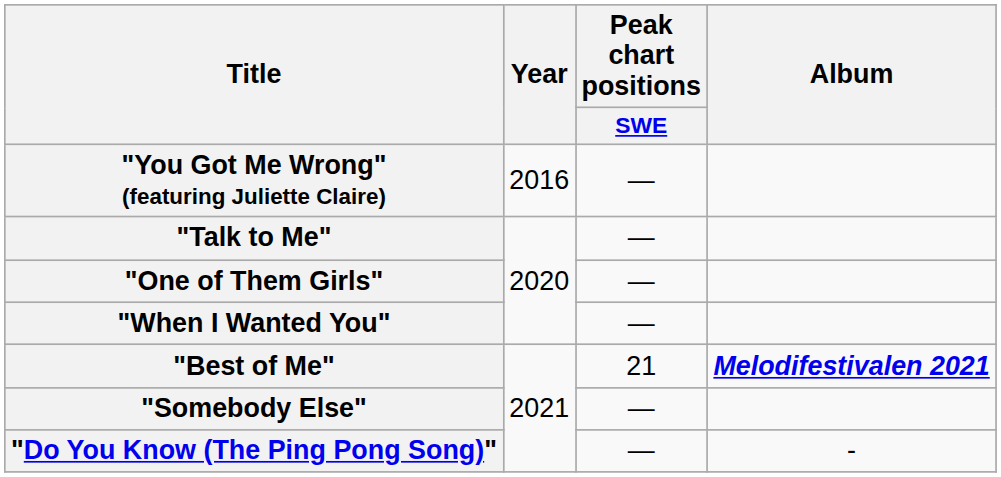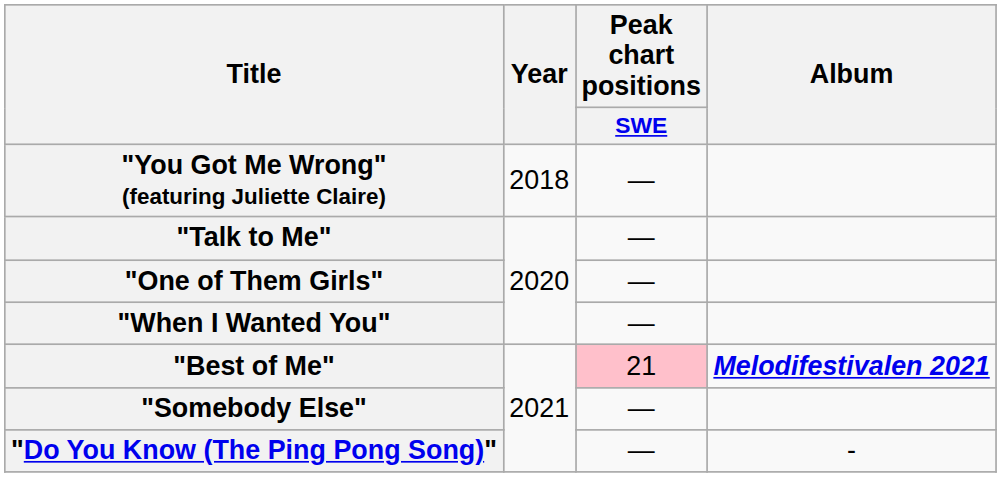(539, 180) 2016 -> (539, 180) 2018
(641, 365) no background -> (641, 365) pink background
